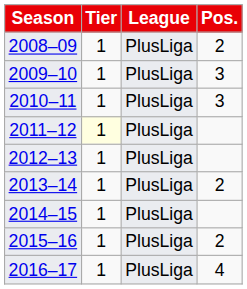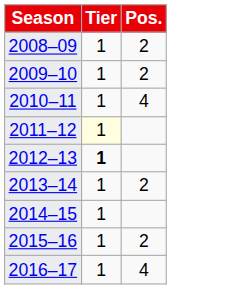- column: (159, 18)
(220, 74) 3 -> (144, 74) 2
(220, 102) 3 -> (144, 102) 4
(101, 158) normal -> (101, 158) bold
